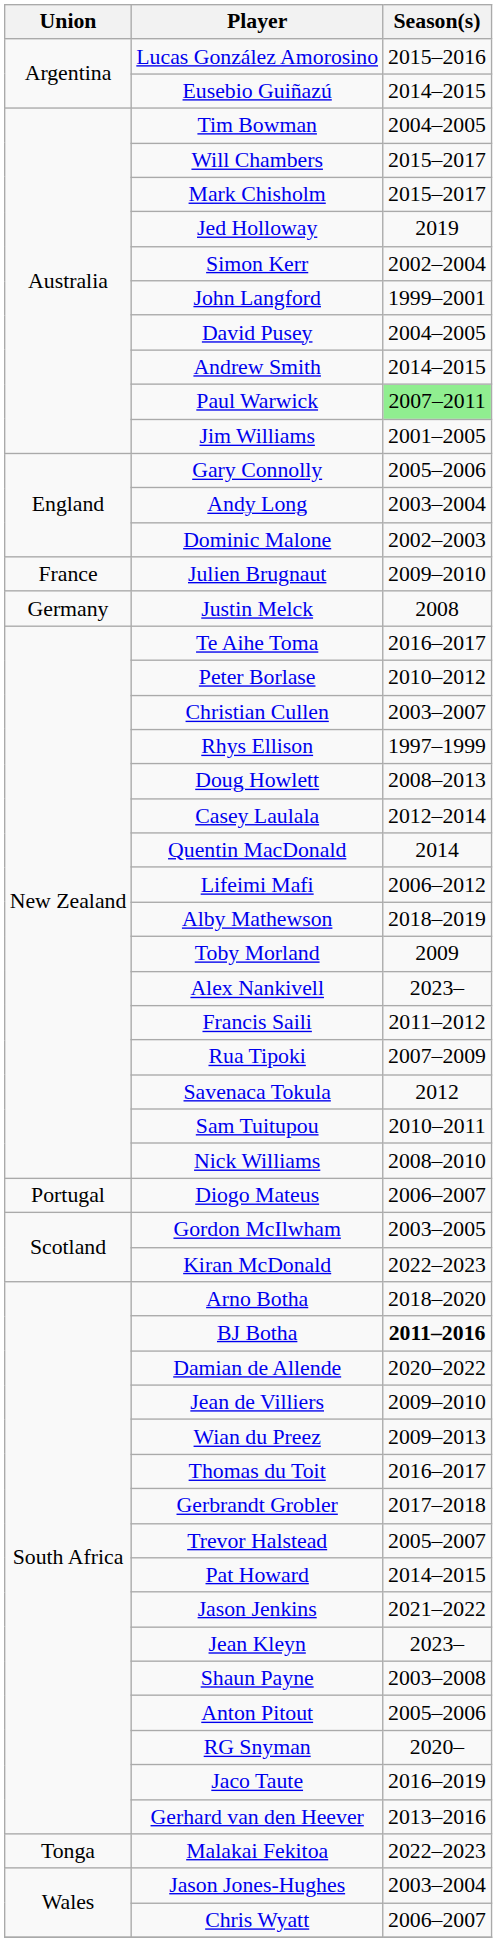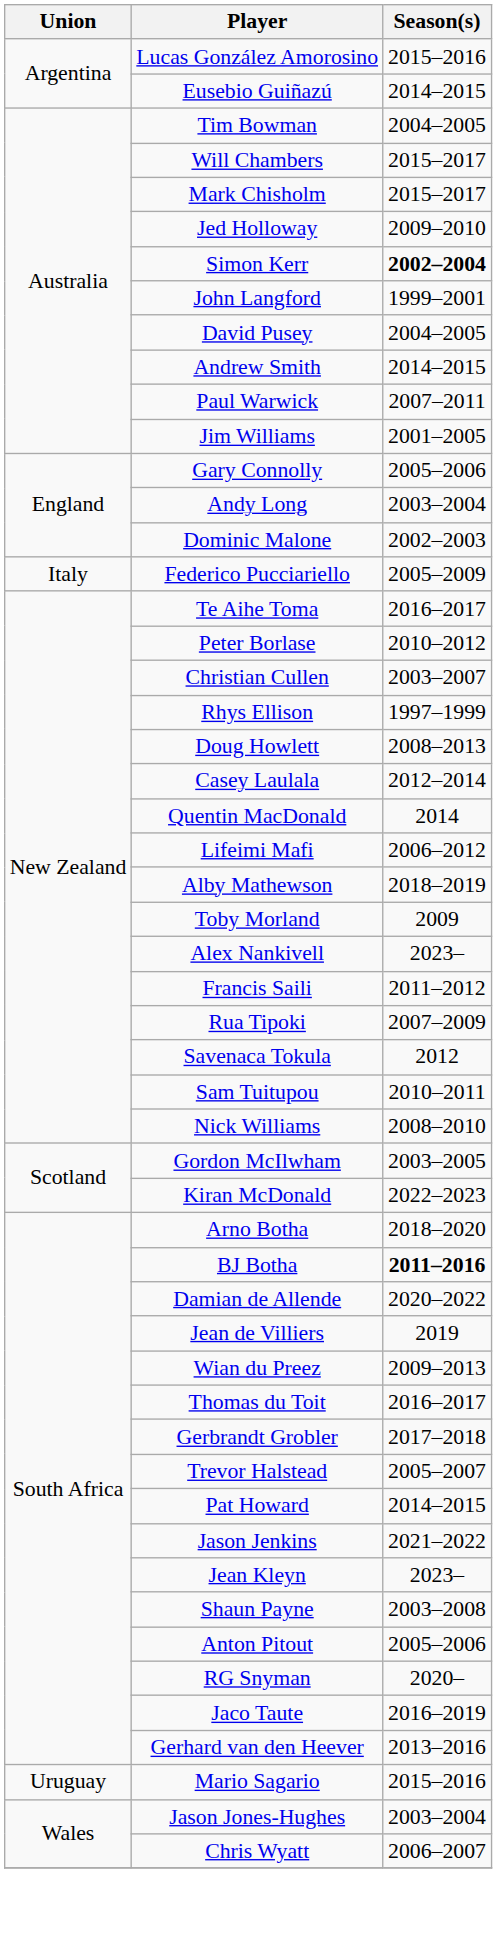(437, 228) 2019 -> (437, 228) 2009–2010
(437, 263) normal -> (437, 263) bold
(437, 401) lightgreen background -> (437, 401) no background
- row: (257, 573)
- row: (257, 608)
+ row: (257, 573)
- row: (257, 1195)
(437, 1402) 2009–2010 -> (437, 1333) 2019
- row: (257, 1850)
+ row: (257, 1781)
